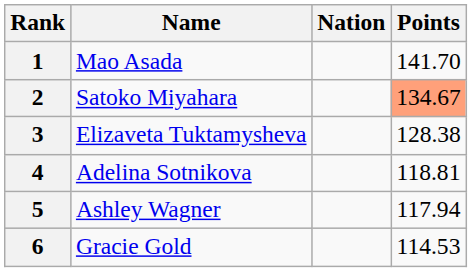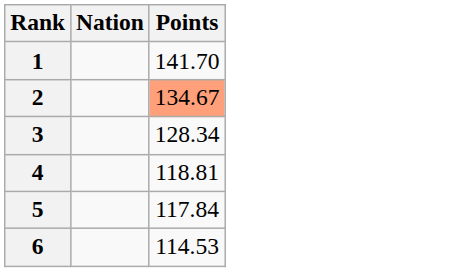- column: (191, 23)
(428, 135) 128.38 -> (187, 135) 128.34
(428, 209) 117.94 -> (187, 209) 117.84
